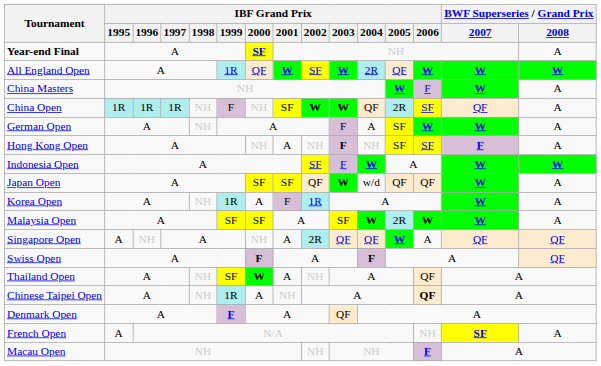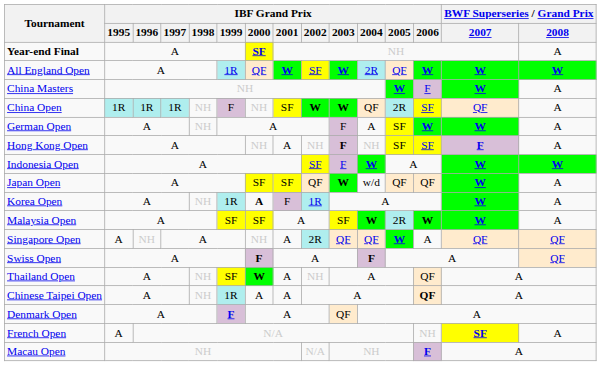(259, 201) normal -> (259, 201) bold
(287, 295) NH -> (287, 295) A
(315, 351) NH -> (315, 351) N/A
